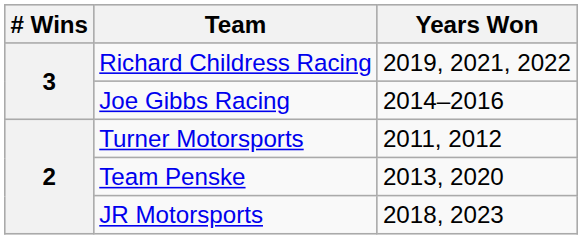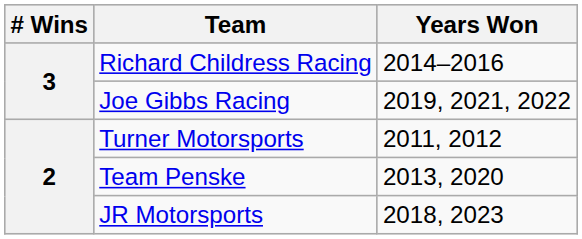(477, 62) 2019, 2021, 2022 -> (443, 62) 2014–2016
(443, 101) 2014–2016 -> (477, 101) 2019, 2021, 2022
